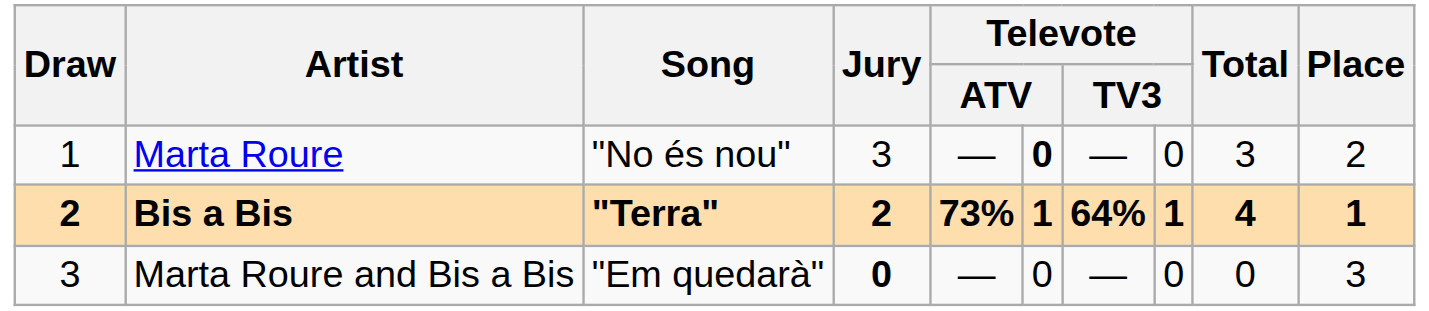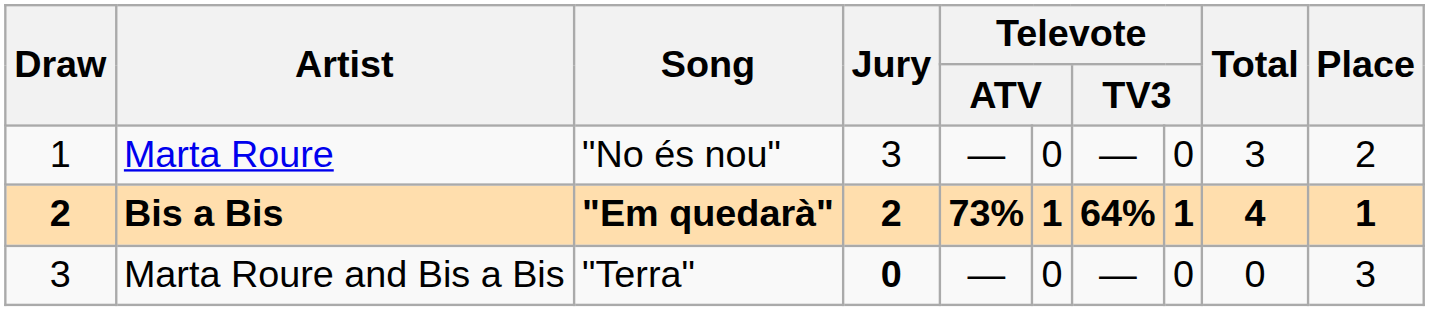(1042, 154) bold -> (1052, 154) normal
(655, 214) "Terra" -> (708, 214) "Em quedarà"
(708, 273) "Em quedarà" -> (638, 273) "Terra"
